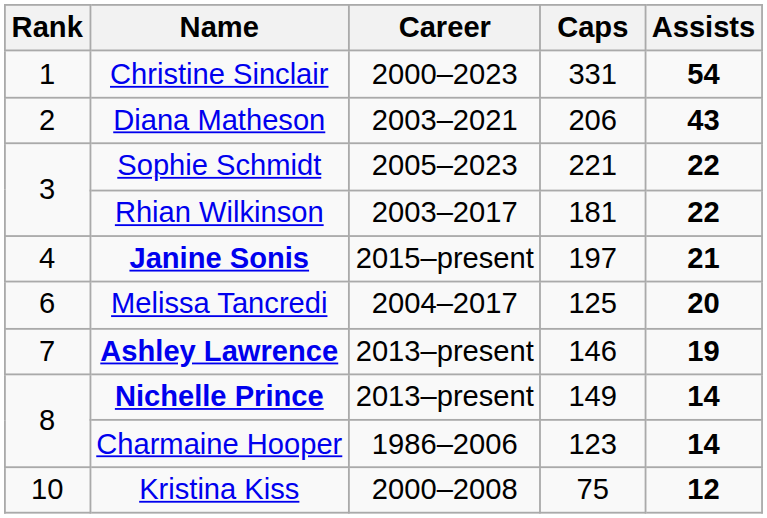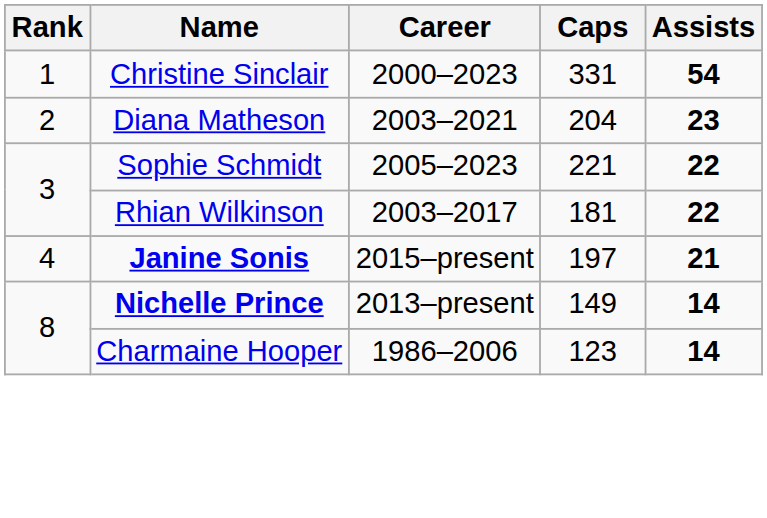(593, 119) 206 -> (593, 119) 204
(703, 119) 43 -> (703, 119) 23
- row: (219, 304)
- row: (219, 350)
- row: (219, 489)
